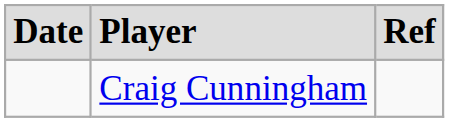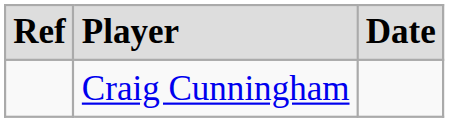columns swapped: (48, 32) <-> (409, 32)
